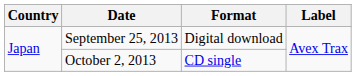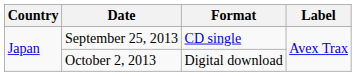(234, 37) Digital download -> (213, 37) CD single
(213, 60) CD single -> (234, 60) Digital download
